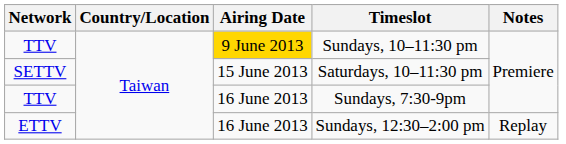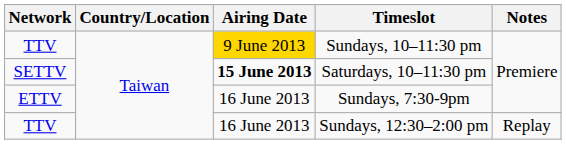(262, 71) normal -> (264, 71) bold
(40, 98) TTV -> (40, 98) ETTV
(40, 125) ETTV -> (40, 125) TTV
